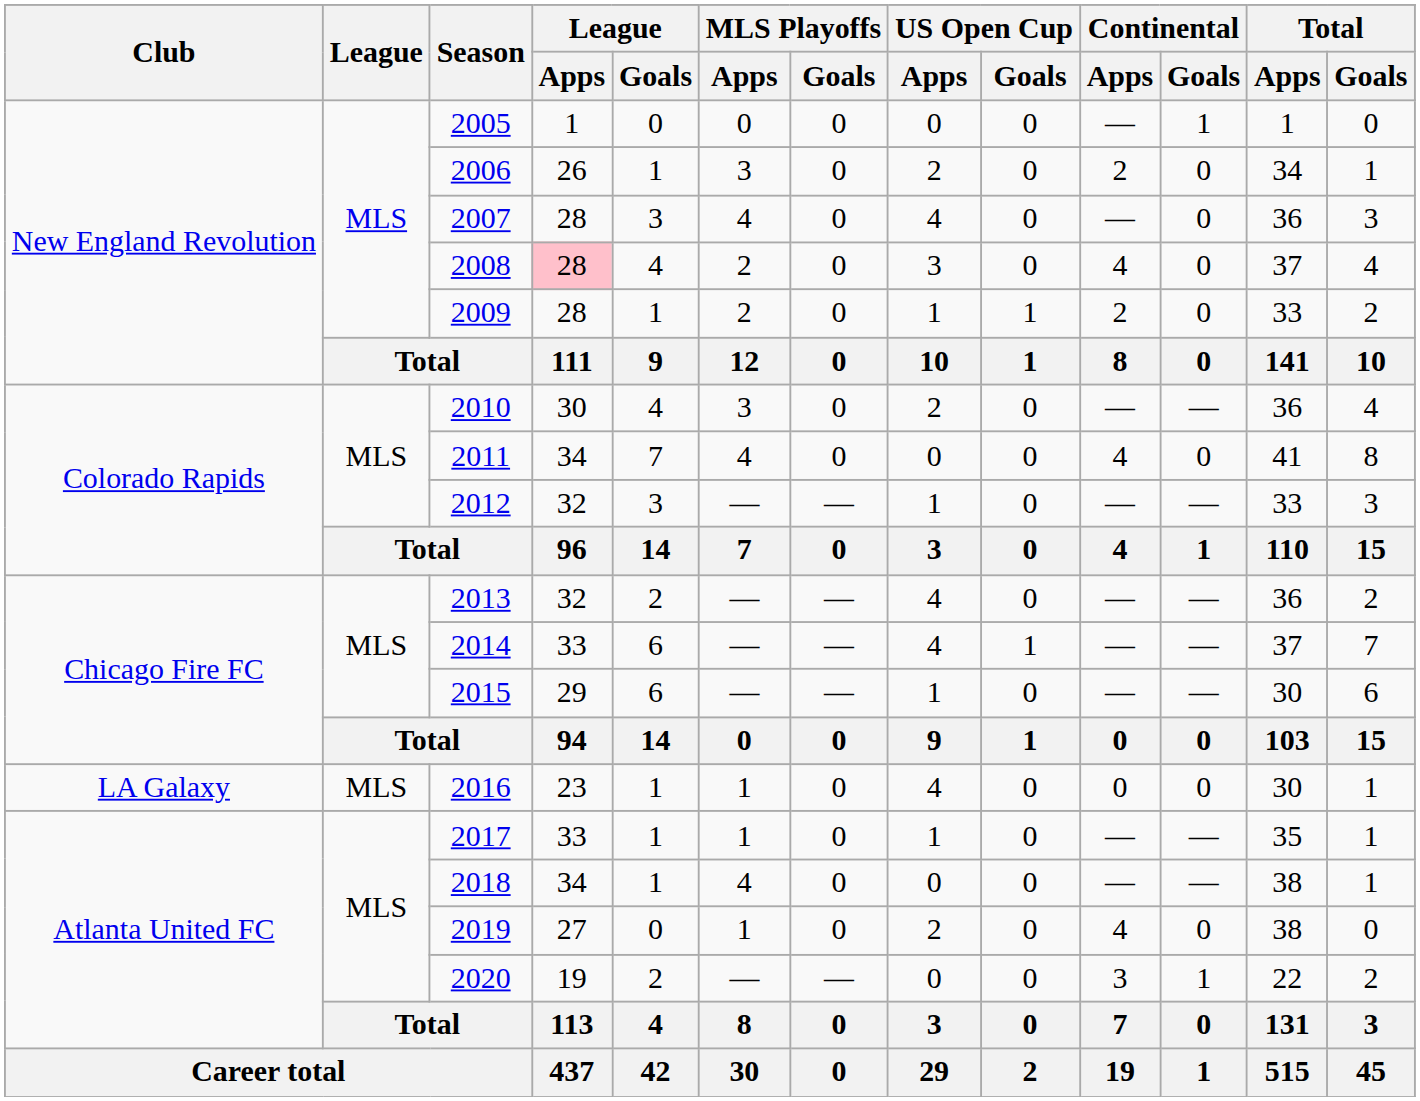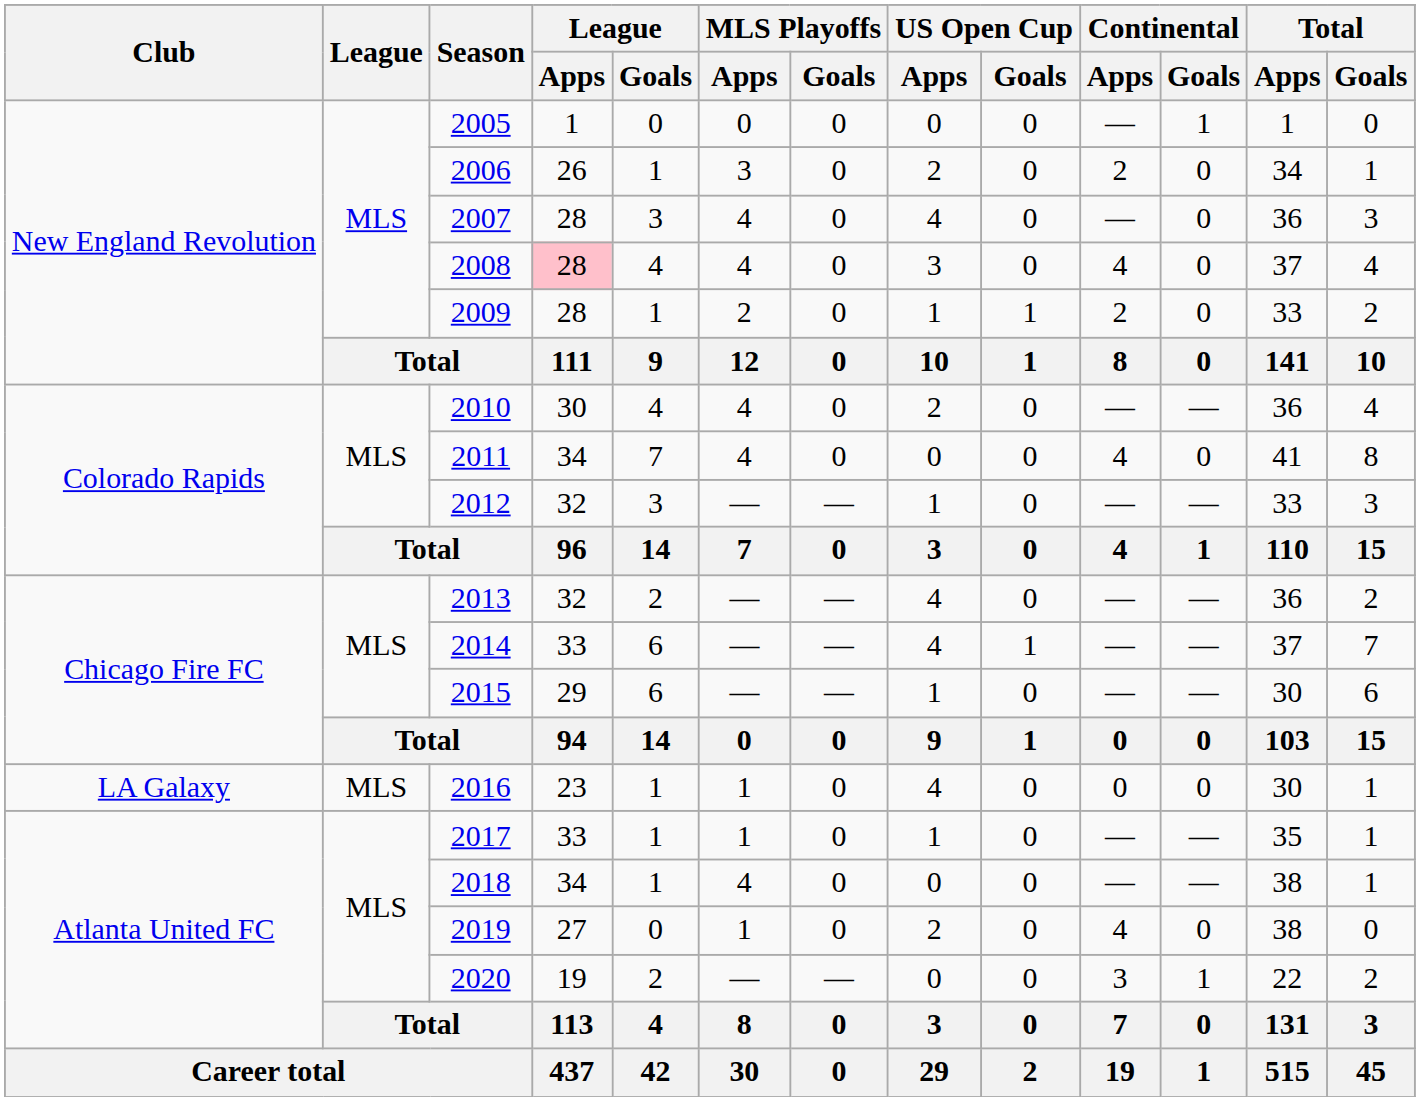(744, 265) 2 -> (744, 265) 4
(744, 407) 3 -> (744, 407) 4
